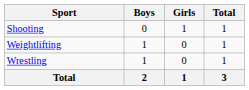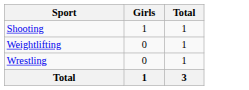- column: (144, 12)
